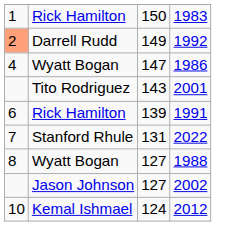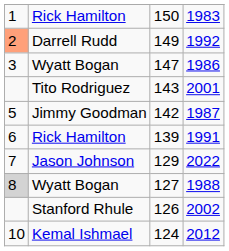(12, 64) 4 -> (12, 64) 3
+ row: (203, 112)
(83, 137) Stanford Rhule -> (83, 161) Jason Johnson
(154, 137) 131 -> (166, 161) 129
(12, 161) no background -> (12, 185) lightgrey background
(83, 185) Jason Johnson -> (83, 209) Stanford Rhule
(154, 185) 127 -> (166, 209) 126
